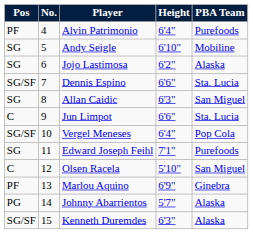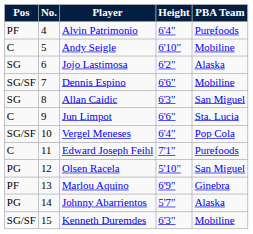(14, 47) SG -> (10, 47) C
(217, 82) Sta. Lucia -> (215, 82) Mobiline
(14, 151) SG -> (10, 151) C
(10, 168) C -> (14, 168) PG
(210, 220) Alaska -> (215, 220) Mobiline
